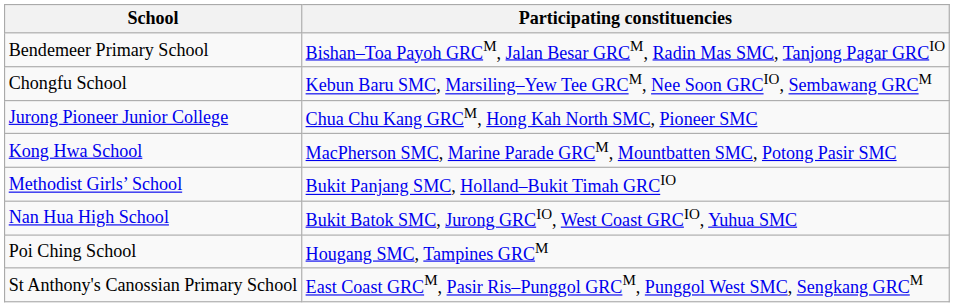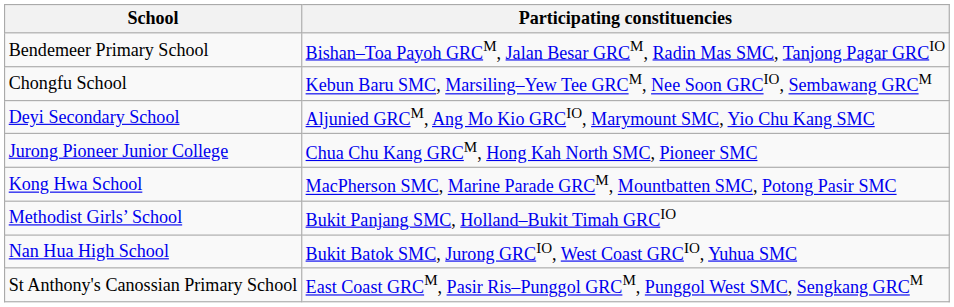+ row: (94, 117)
- row: (73, 251)
